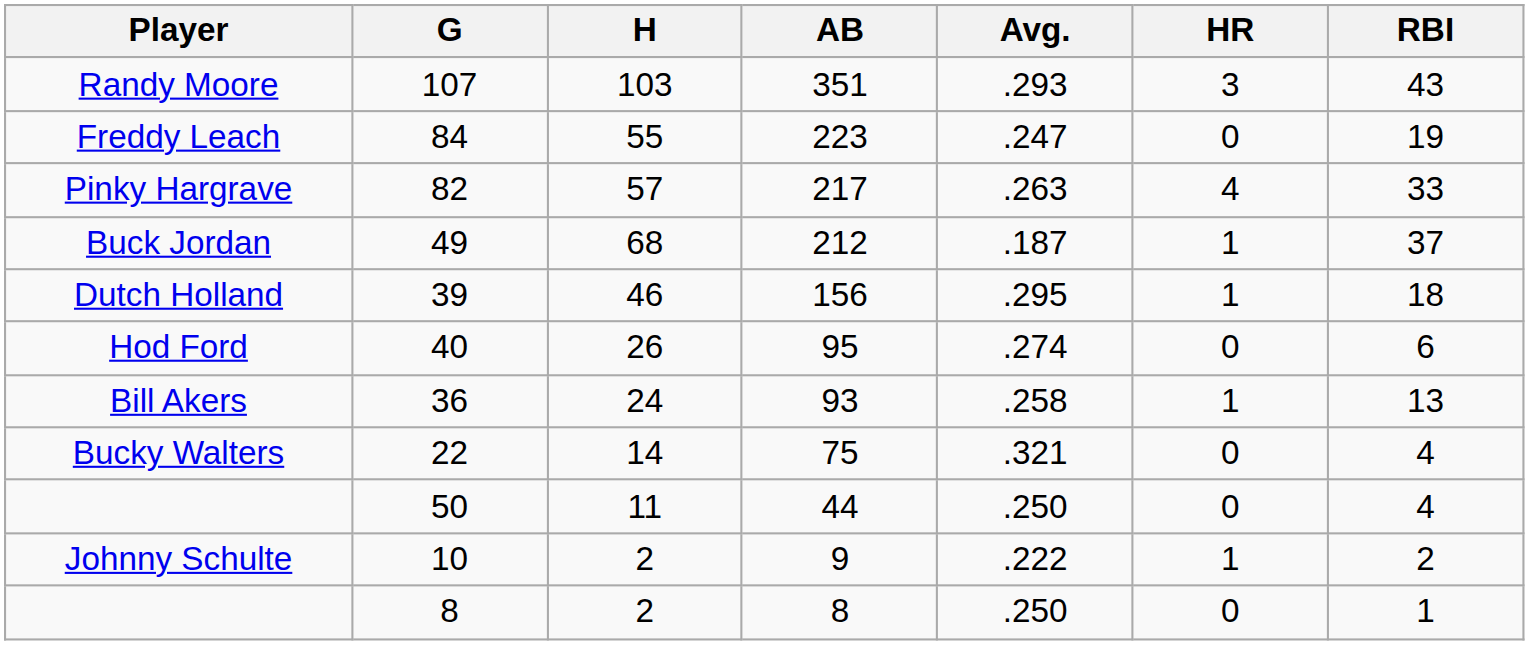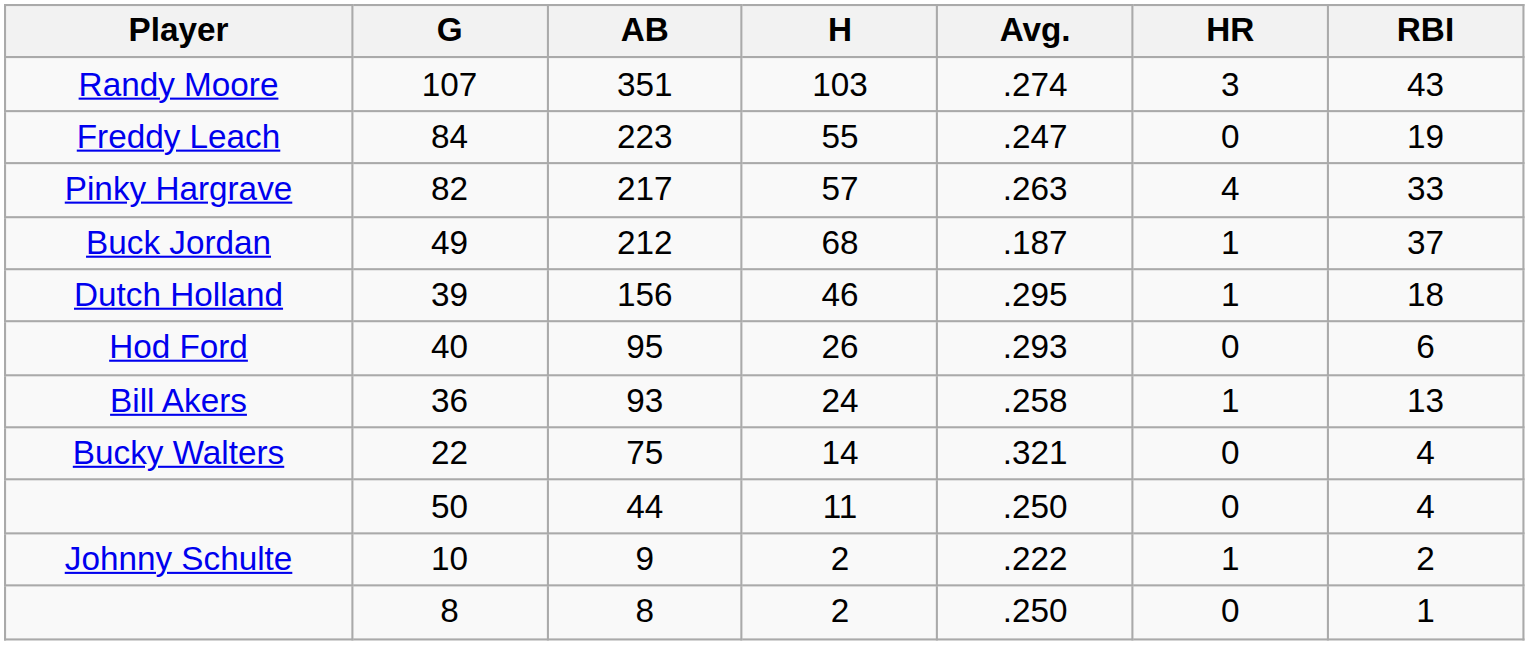columns swapped: (840, 30) <-> (645, 30)
(1035, 83) .293 -> (1035, 83) .274
(1035, 347) .274 -> (1035, 347) .293
